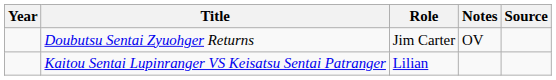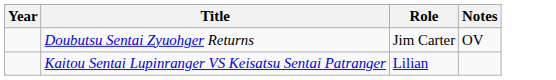- column: (526, 16)
